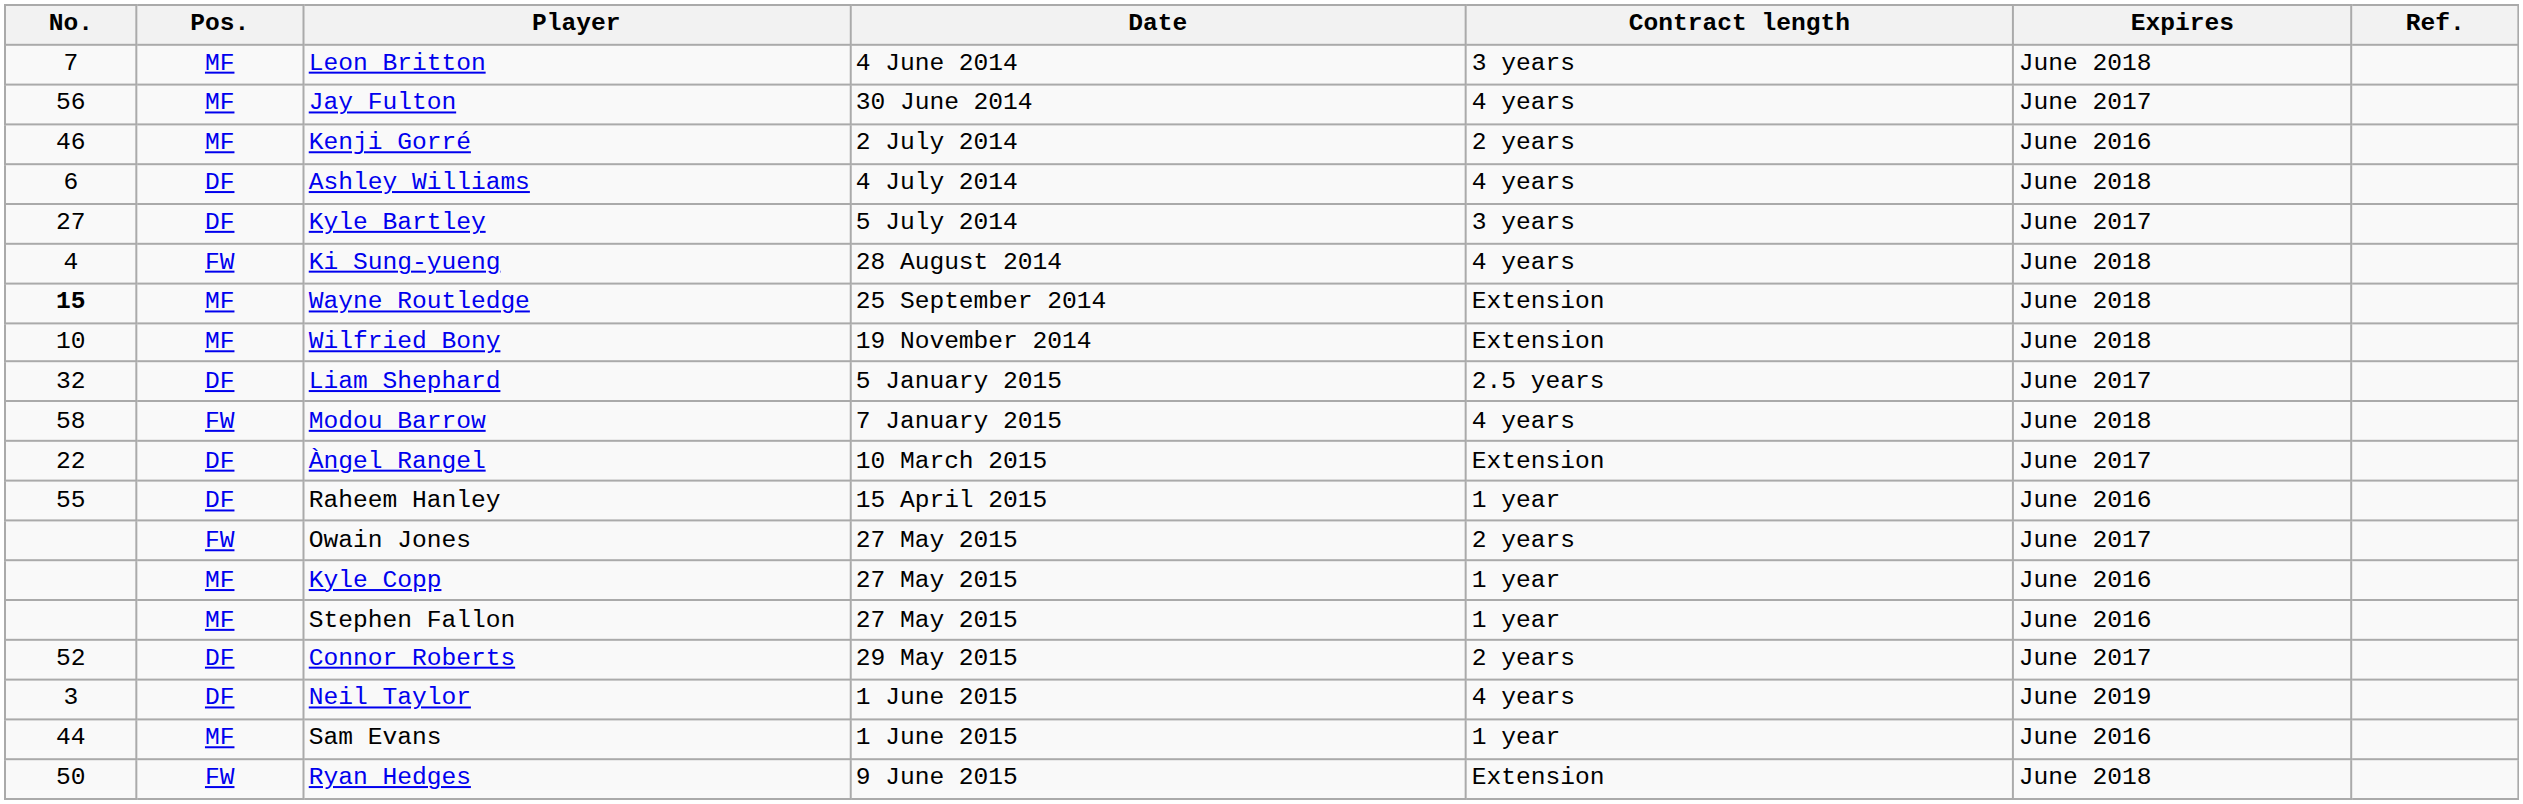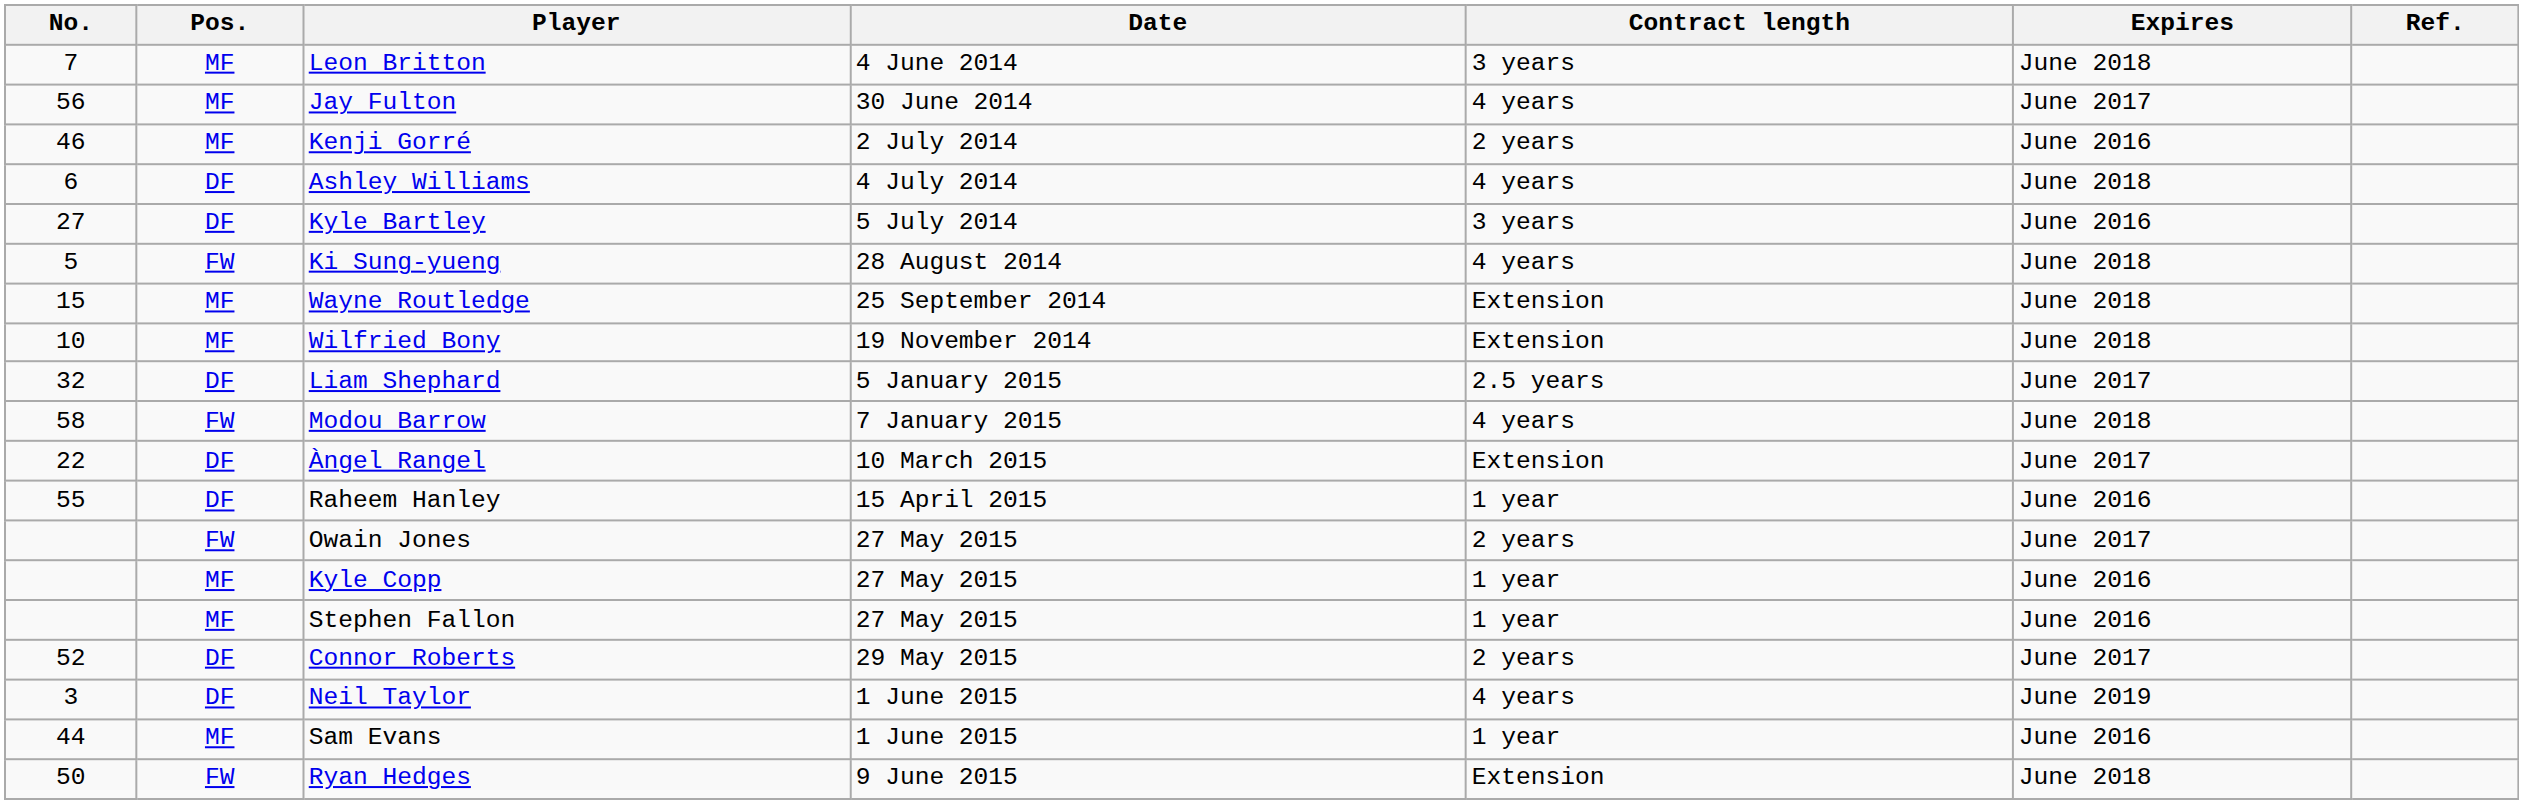(2085, 224) June 2017 -> (2085, 224) June 2016
(71, 263) 4 -> (71, 263) 5
(71, 303) bold -> (71, 303) normal
